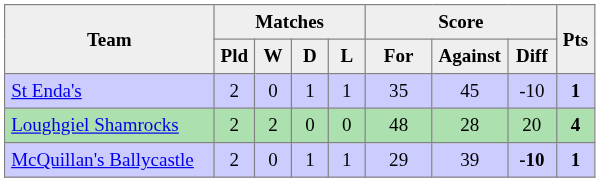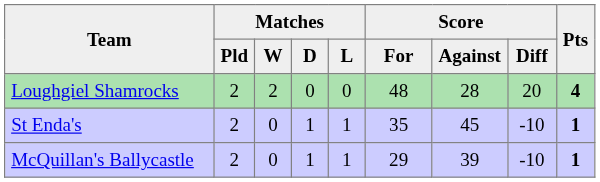rows swapped: (95, 125) <-> (46, 90)
(532, 159) bold -> (532, 159) normal
